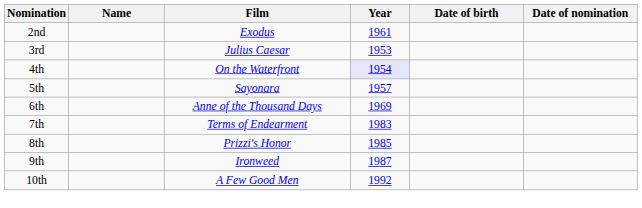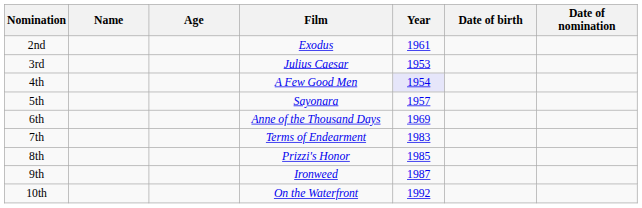+ column: (194, 20)
(257, 69) On the Waterfront -> (316, 82) A Few Good Men
(257, 180) A Few Good Men -> (316, 193) On the Waterfront
